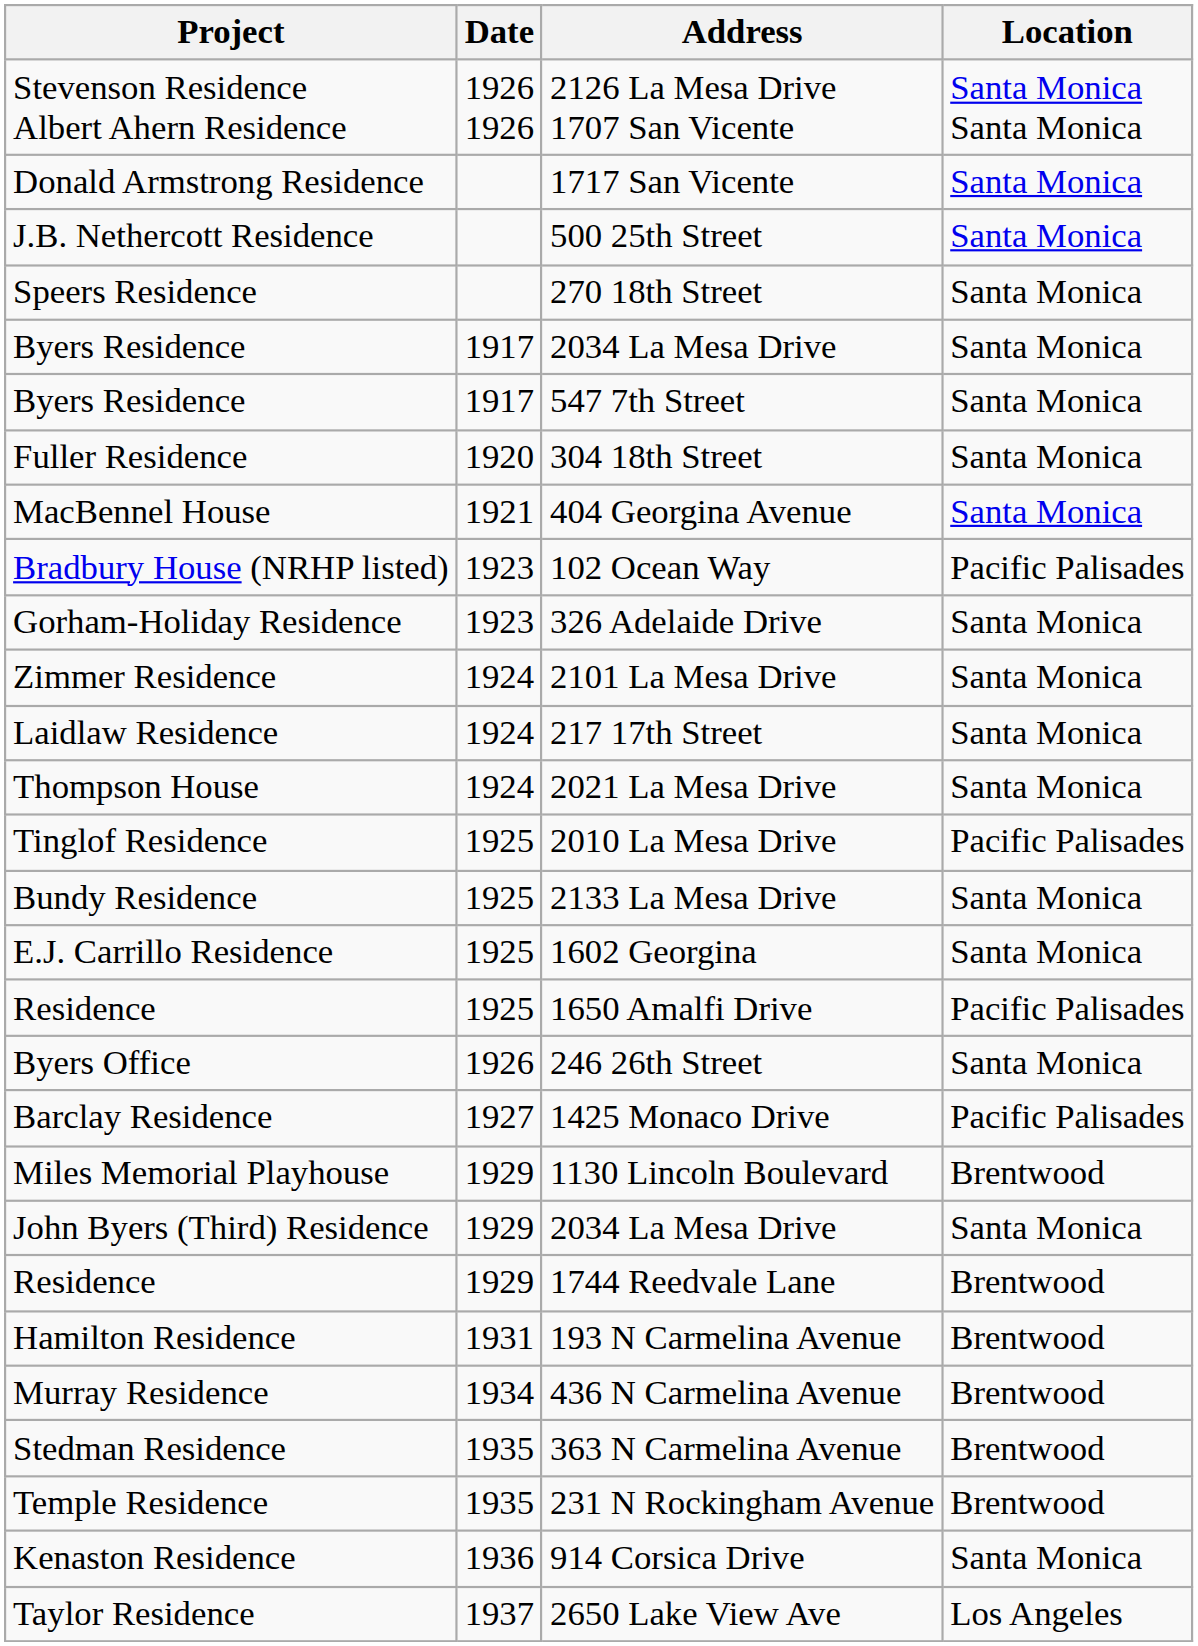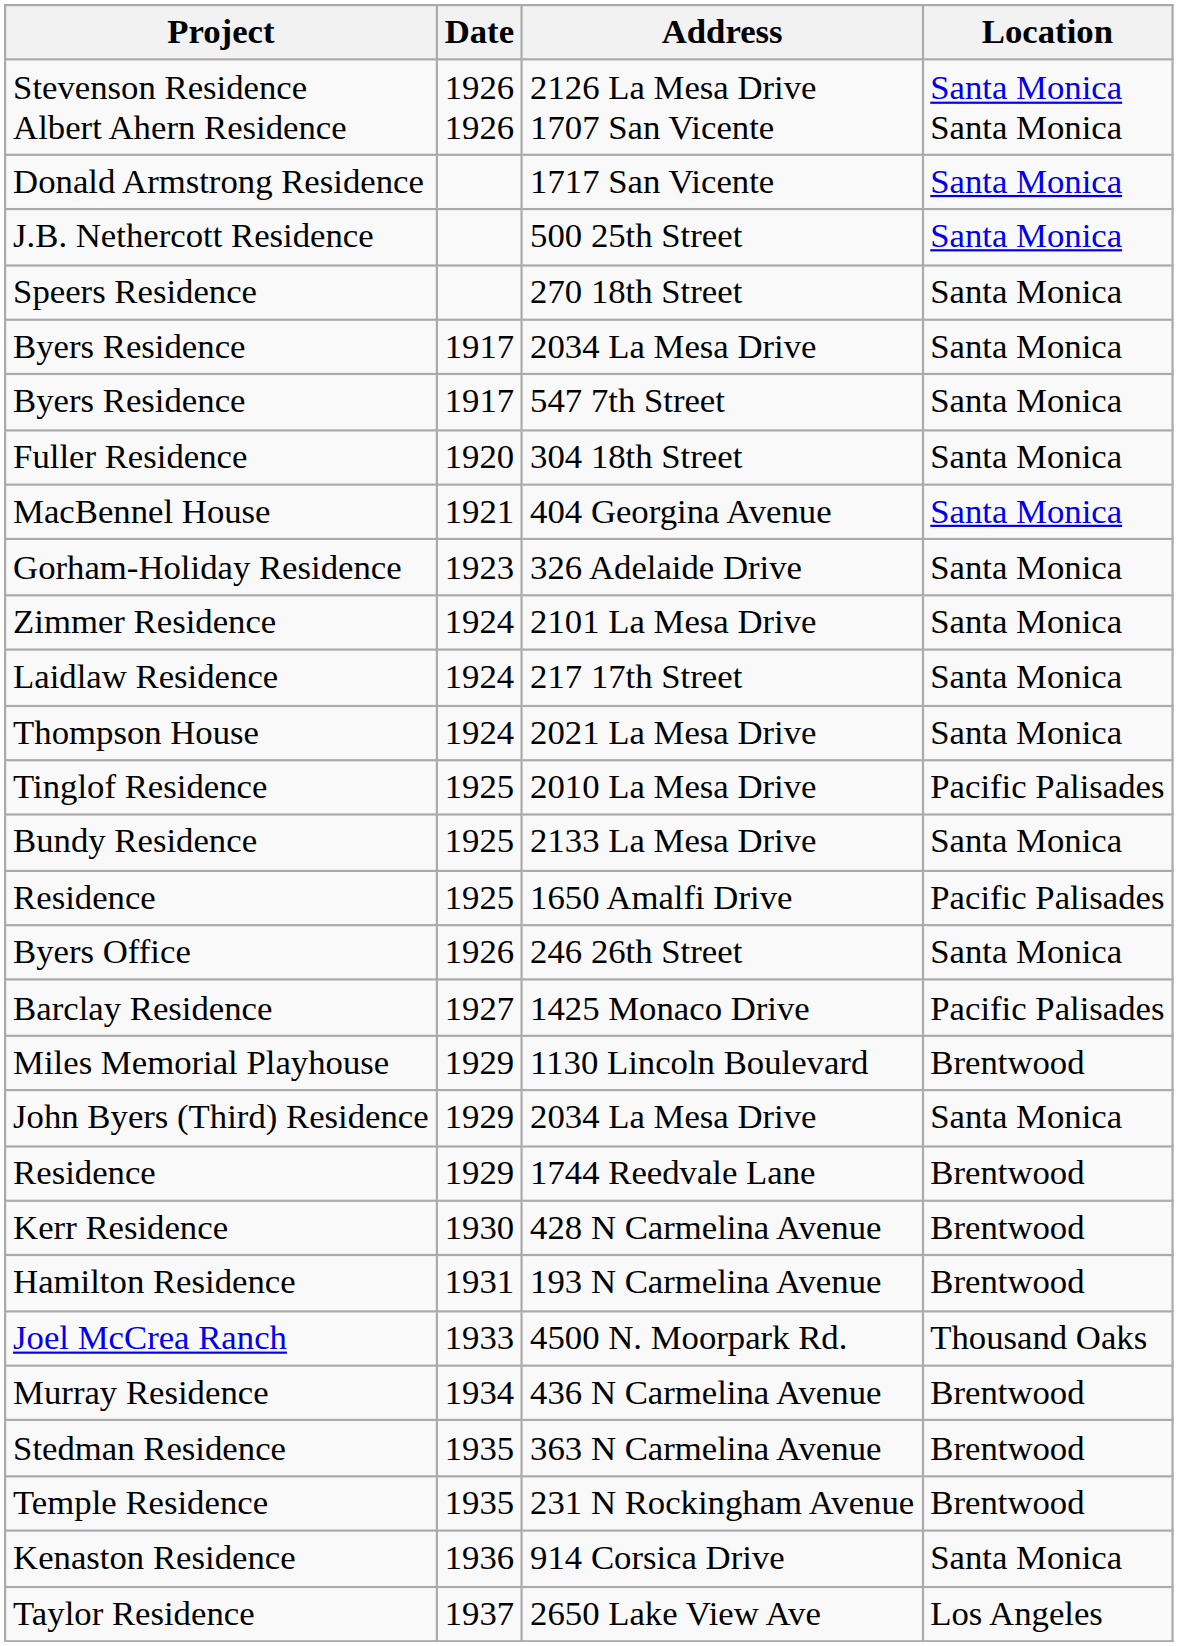- row: (231, 566)
- row: (173, 952)
+ row: (121, 1227)
+ row: (150, 1337)
